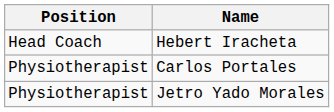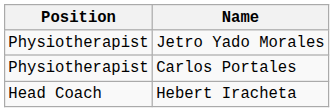rows swapped: (226, 43) <-> (240, 94)
